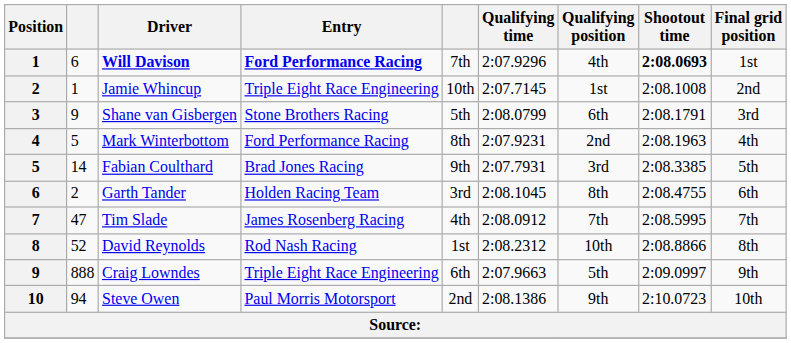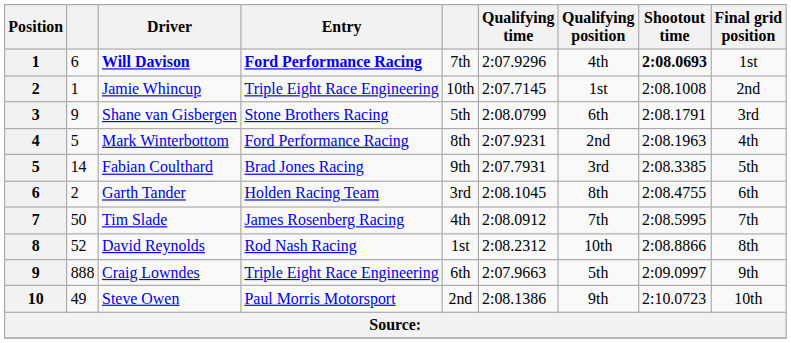(79, 219) 47 -> (79, 219) 50
(79, 298) 94 -> (79, 298) 49
